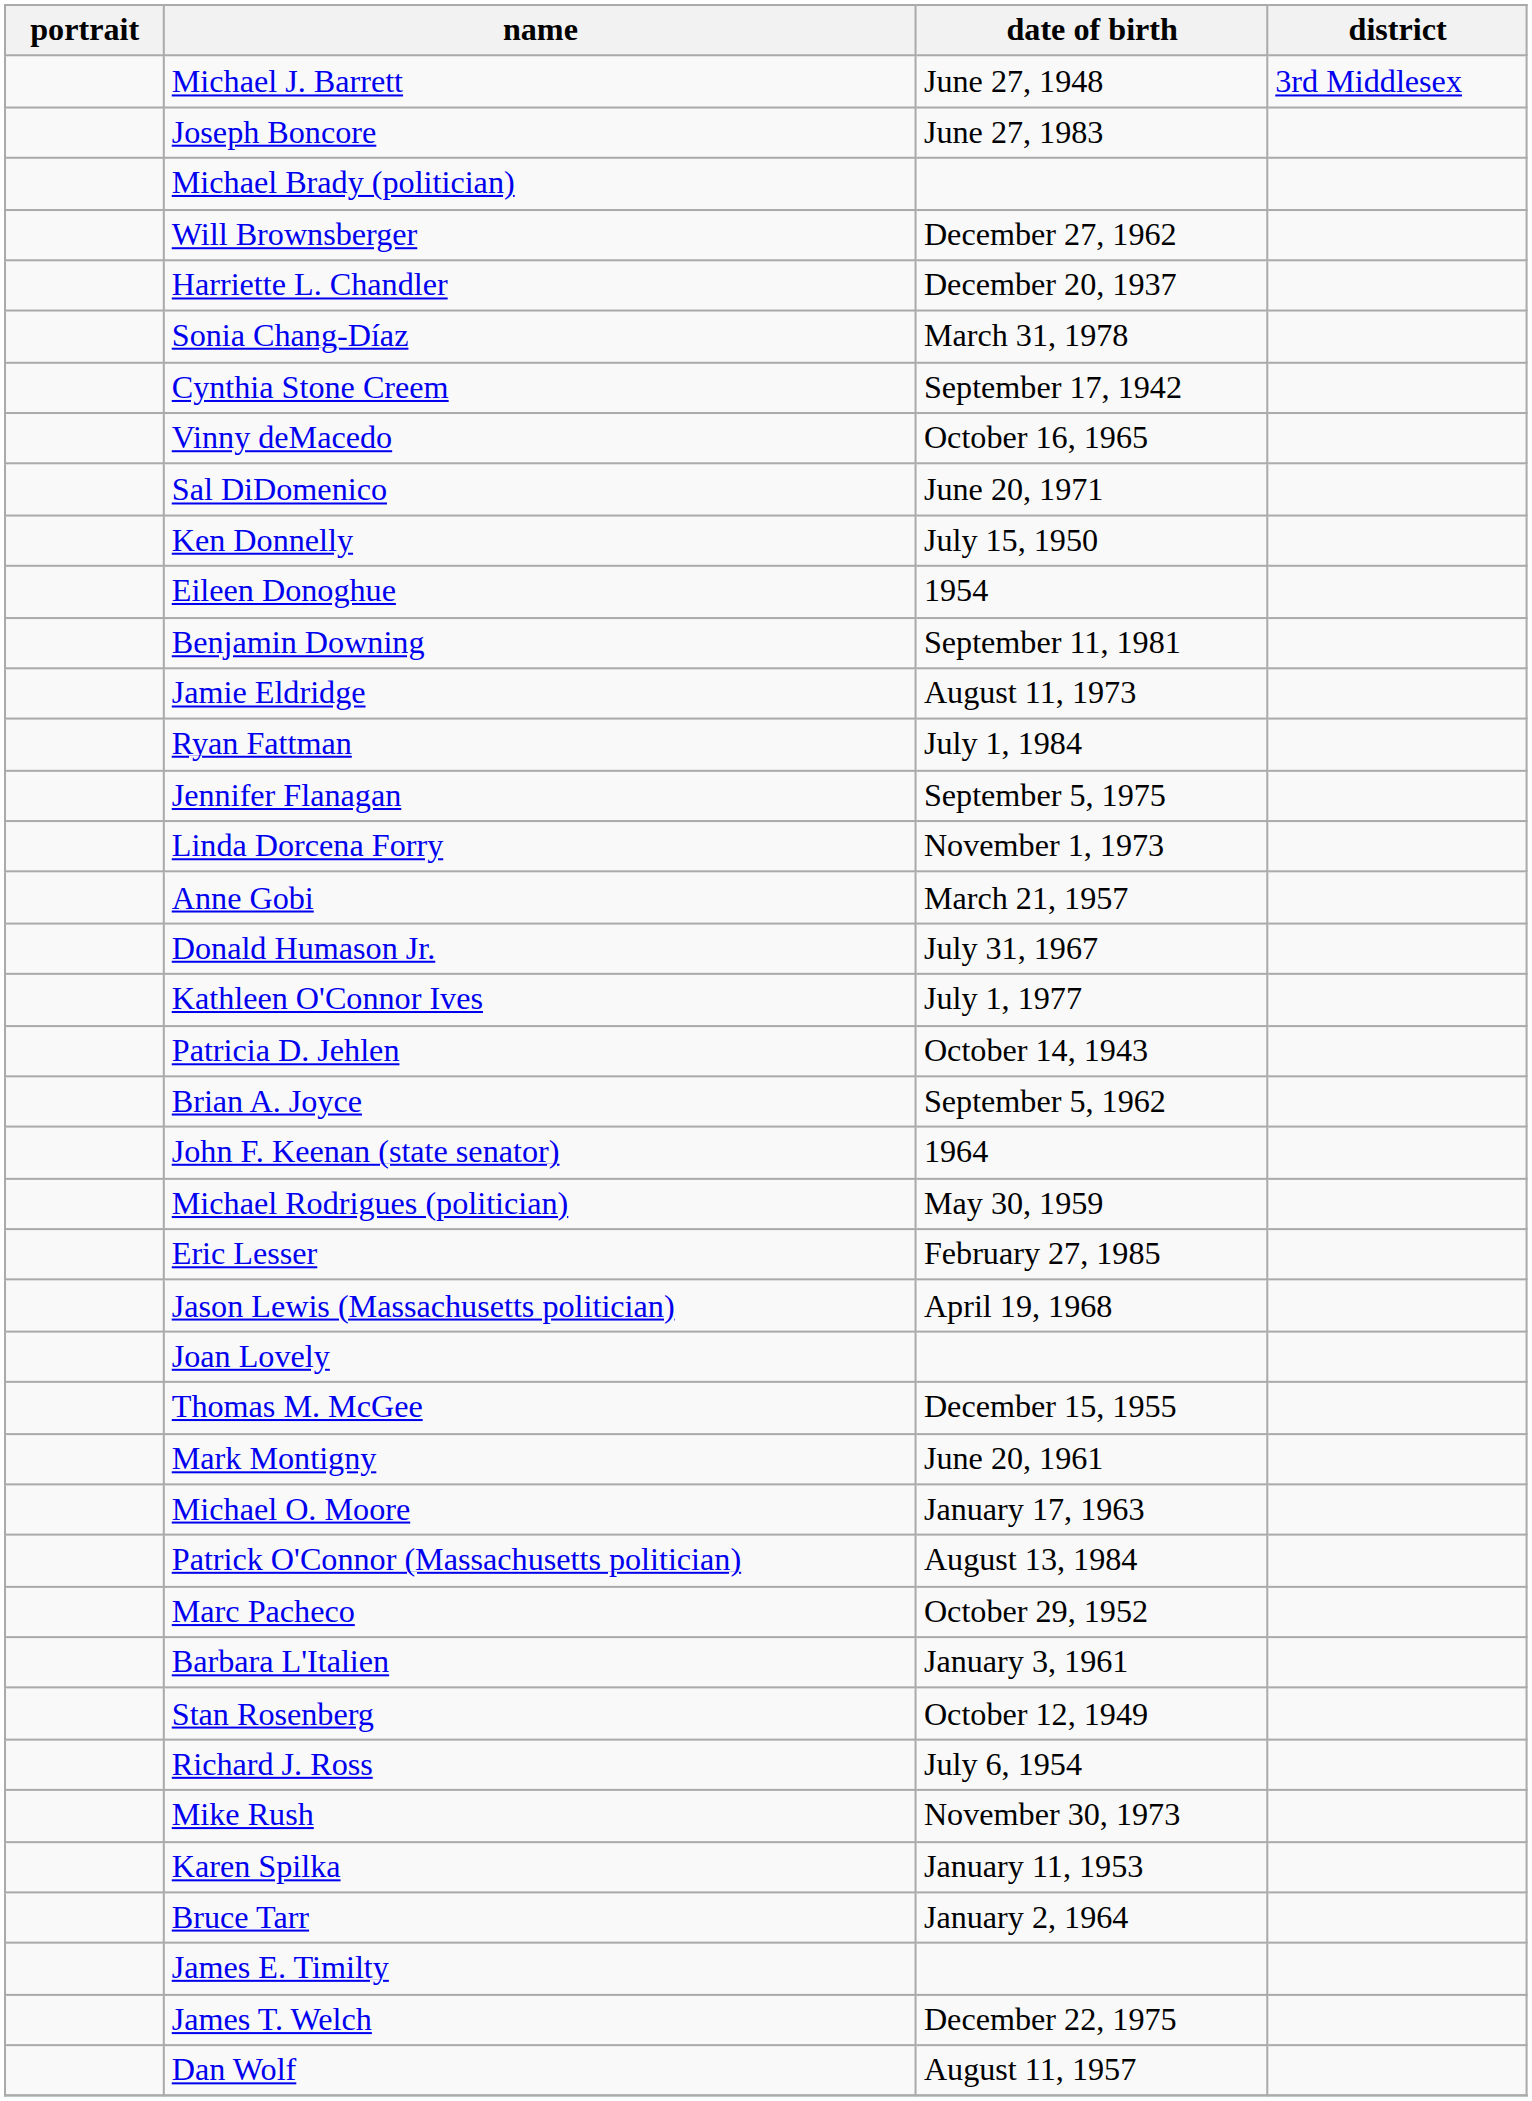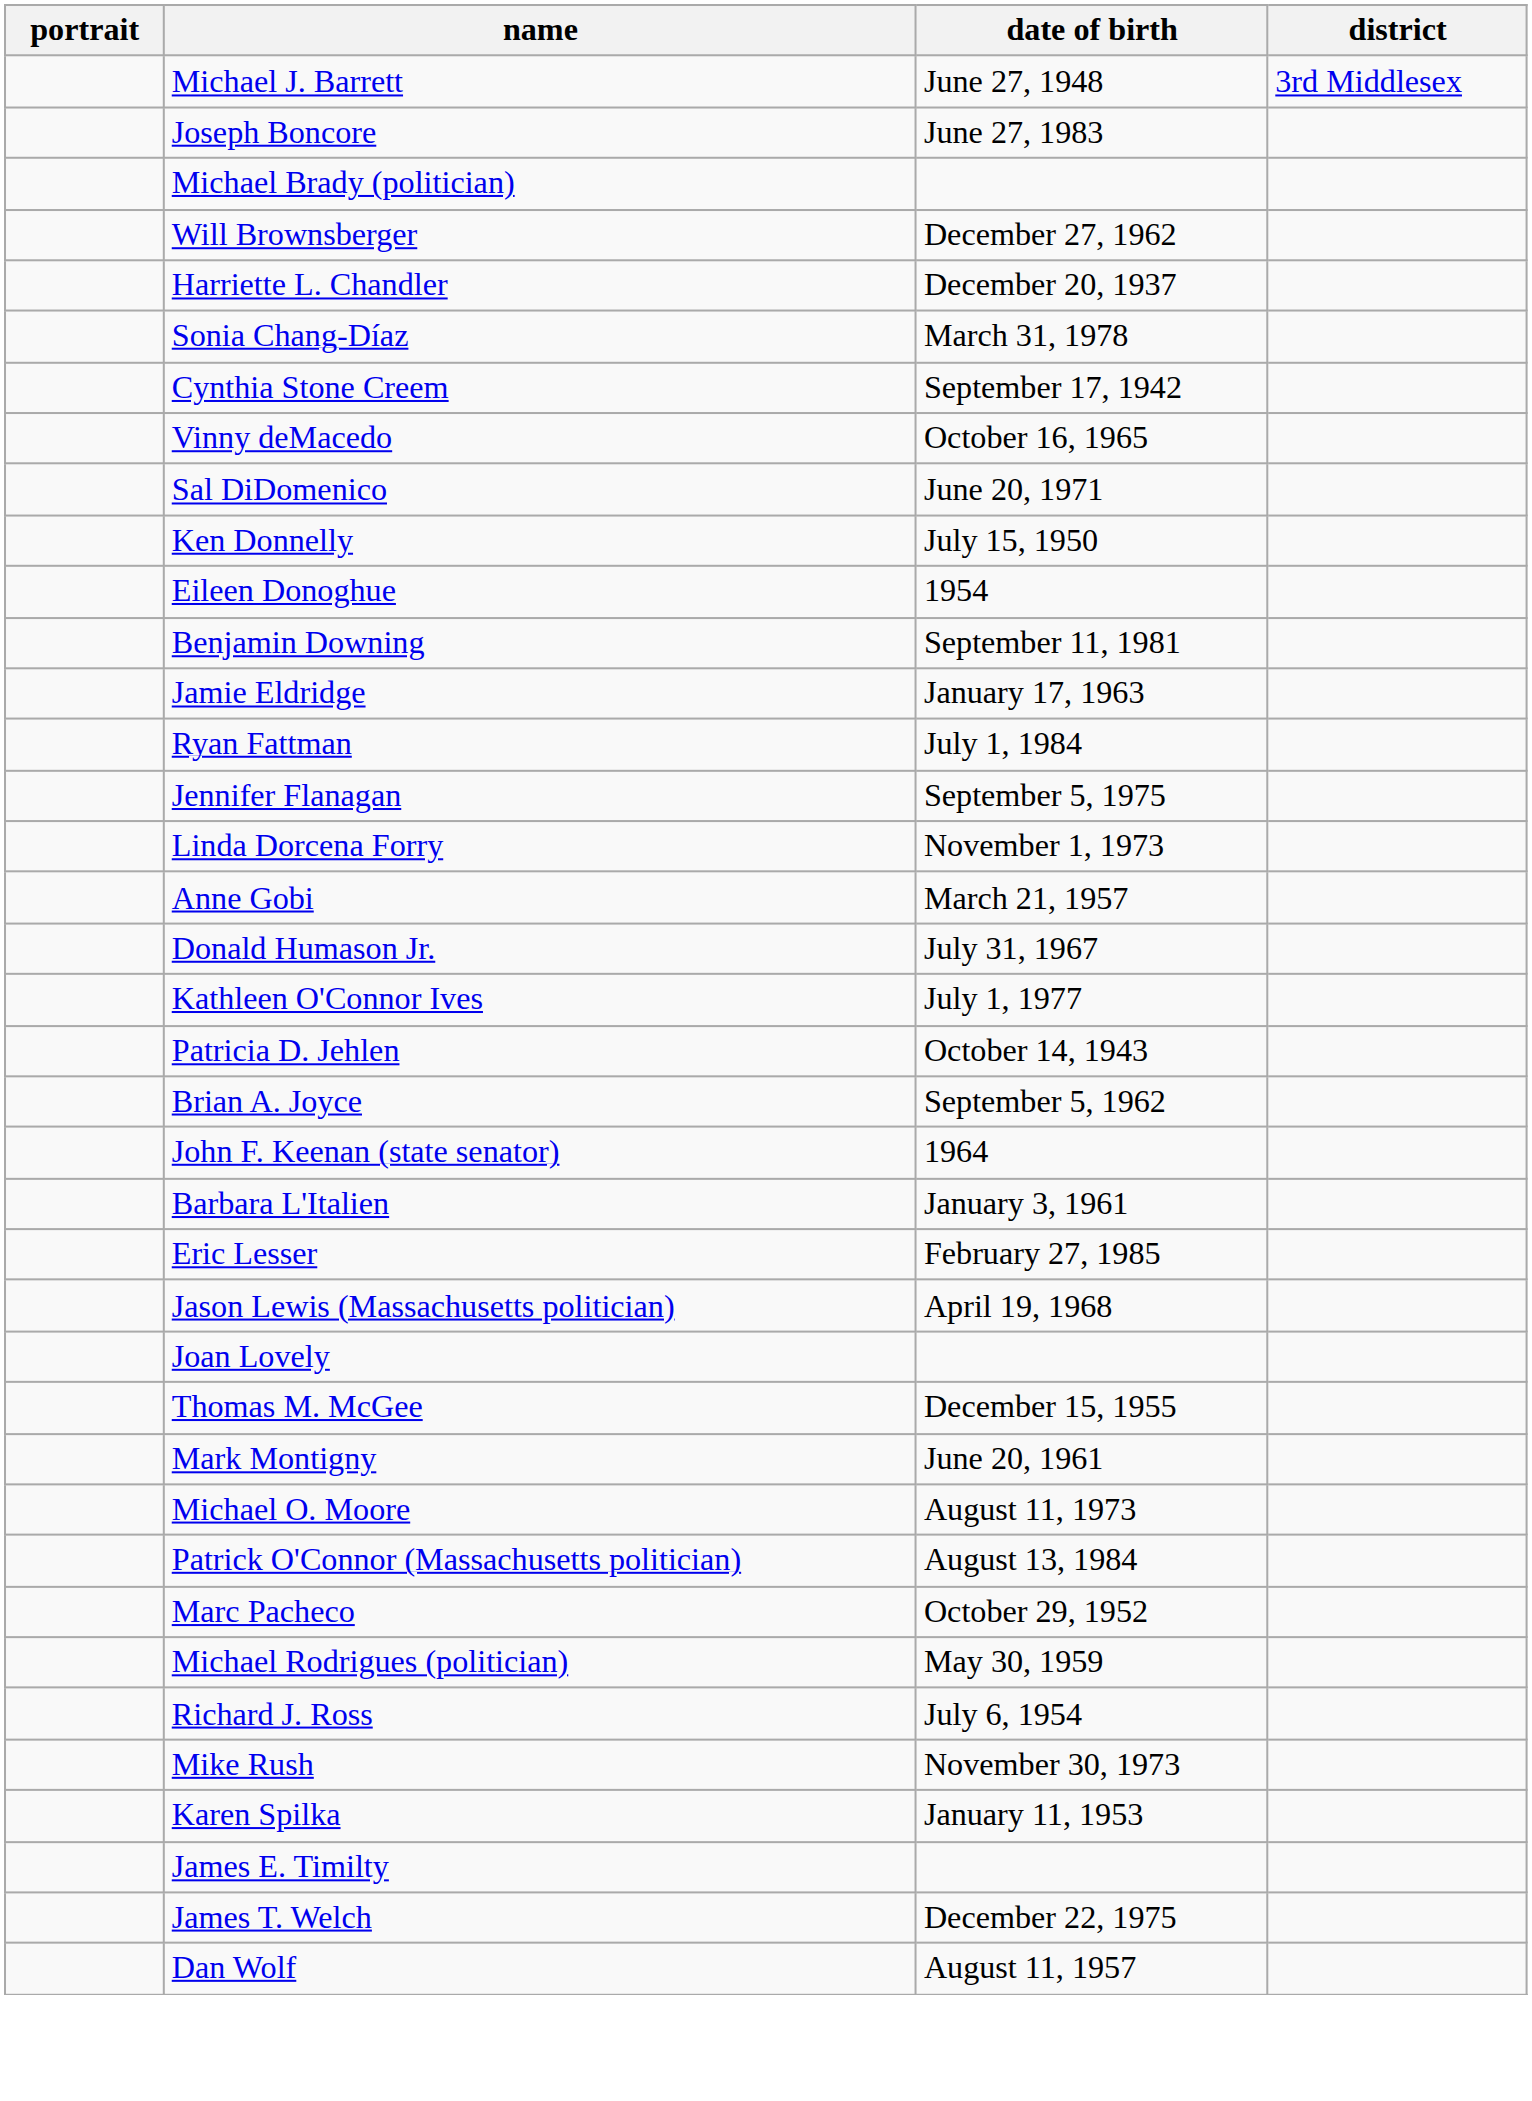(1030, 693) August 11, 1973 -> (1034, 693) January 17, 1963
rows swapped: (280, 1662) <-> (370, 1203)
(1034, 1509) January 17, 1963 -> (1030, 1509) August 11, 1973
- row: (273, 1713)
- row: (240, 1917)
